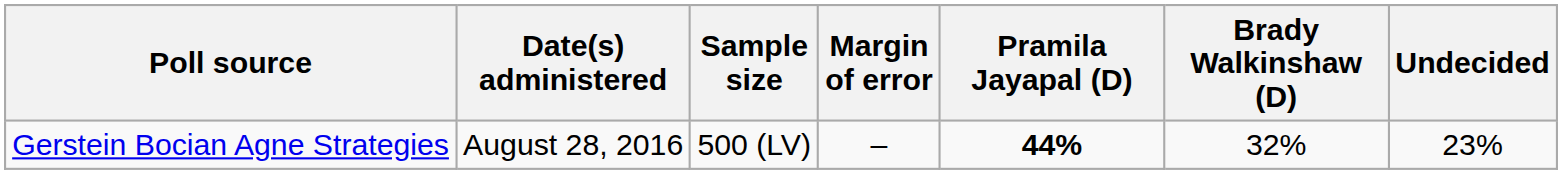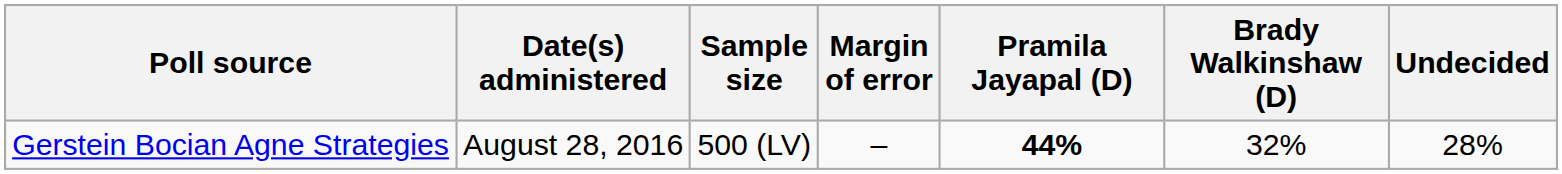(1473, 144) 23% -> (1473, 144) 28%
